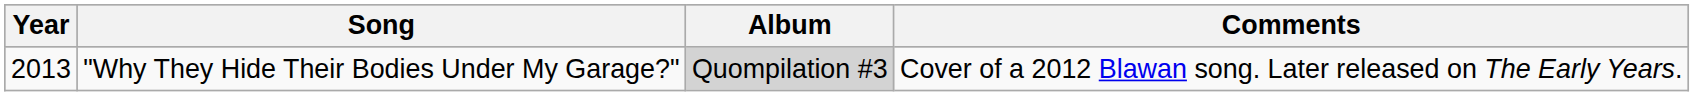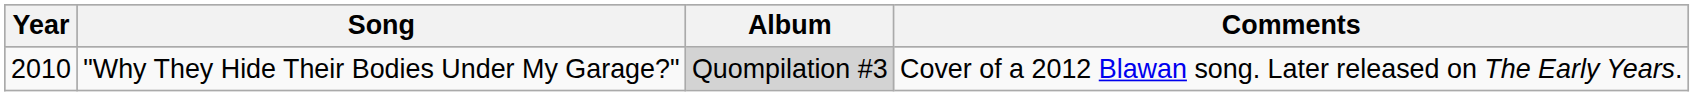(41, 68) 2013 -> (41, 68) 2010
